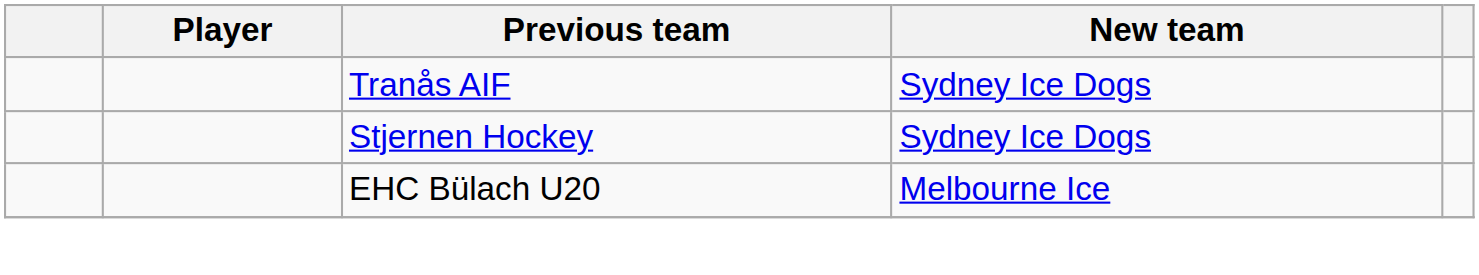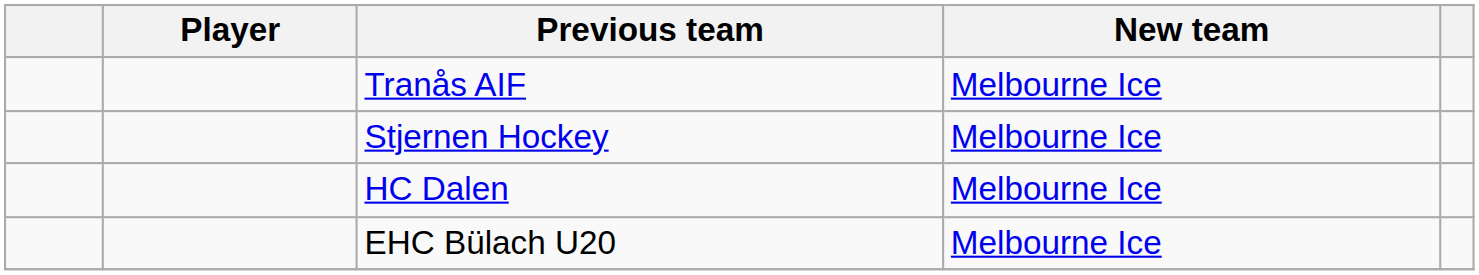(1025, 83) Sydney Ice Dogs -> (1056, 83) Melbourne Ice
(1025, 136) Sydney Ice Dogs -> (1056, 136) Melbourne Ice
+ row: (437, 189)
